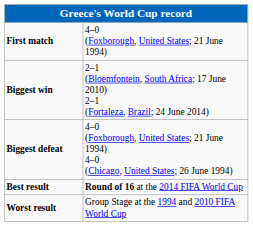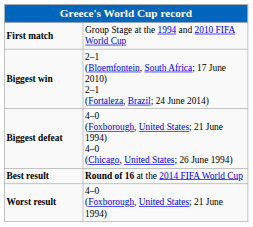(154, 41) 4–0 (Foxborough, United States; 21 June 1994) -> (160, 35) Group Stage at the 1994 and 2010 FIFA World Cup
(160, 207) Group Stage at the 1994 and 2010 FIFA World Cup -> (154, 202) 4–0 (Foxborough, United States; 21 June 1994)
